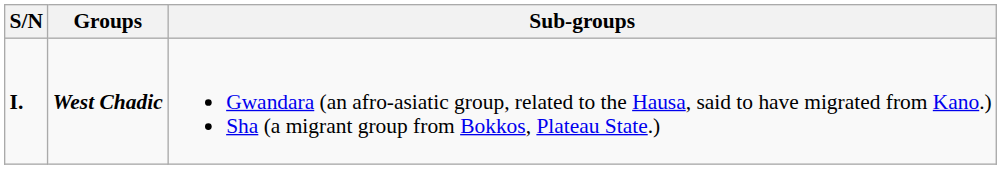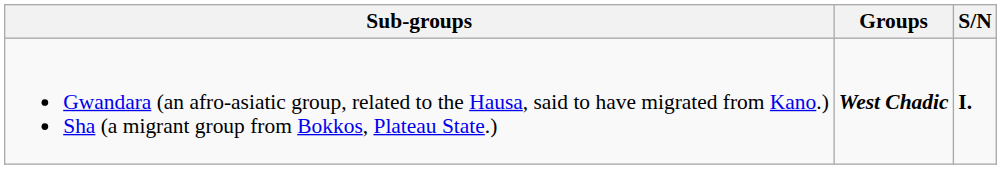columns swapped: (26, 21) <-> (582, 21)
